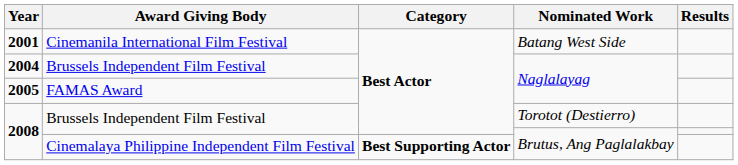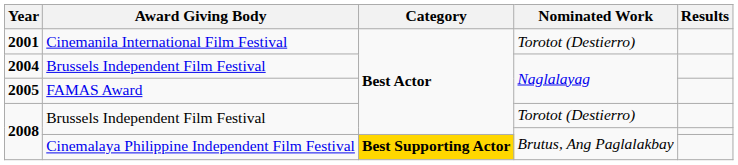(572, 41) Batang West Side -> (576, 41) Torotot (Destierro)
(436, 147) no background -> (436, 147) gold background
